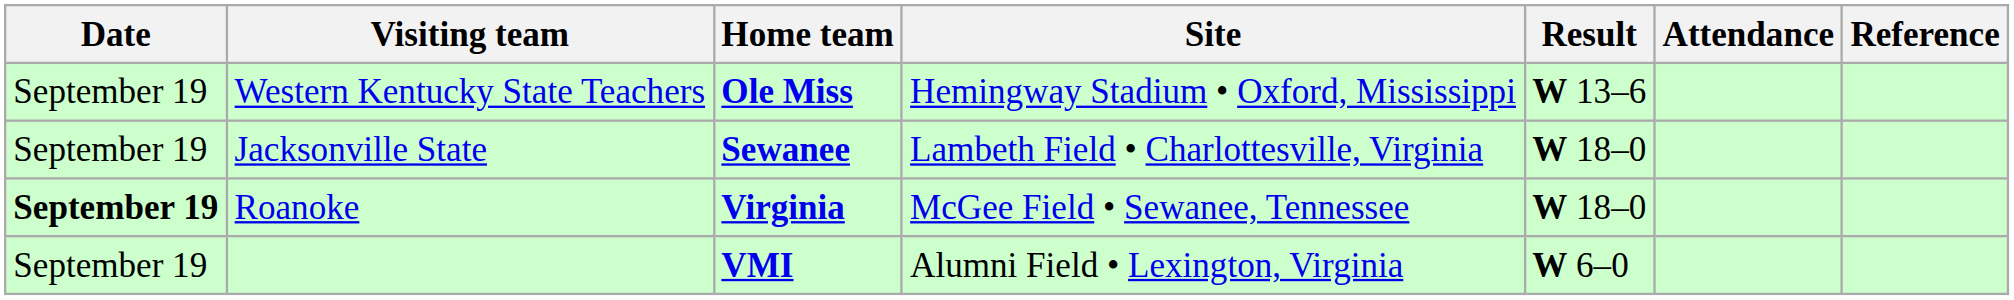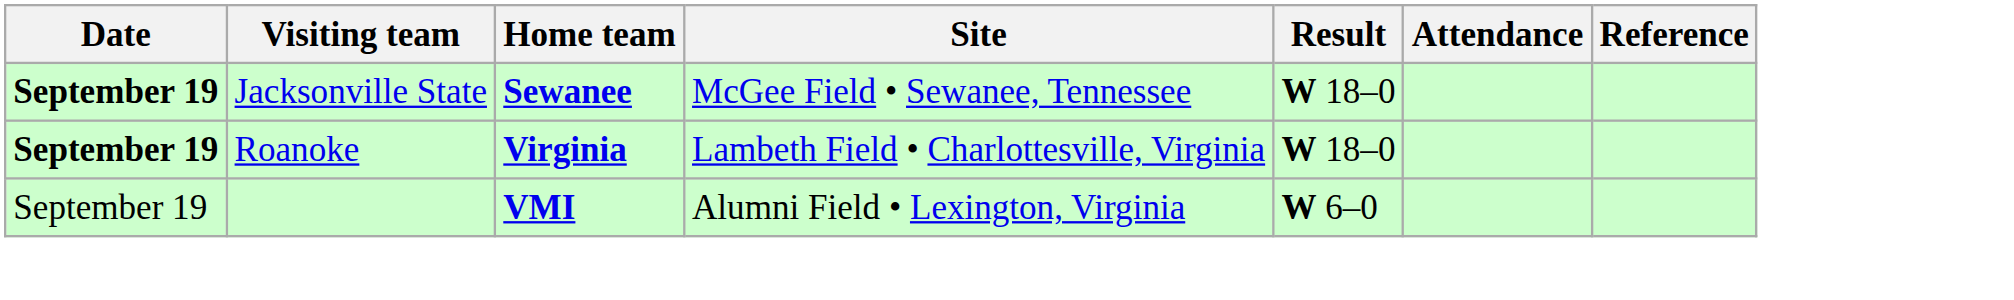- row: (470, 91)
(110, 149) normal -> (116, 91) bold
(1197, 149) Lambeth Field • Charlottesville, Virginia -> (942, 91) McGee Field • Sewanee, Tennessee
(1160, 207) McGee Field • Sewanee, Tennessee -> (979, 149) Lambeth Field • Charlottesville, Virginia
